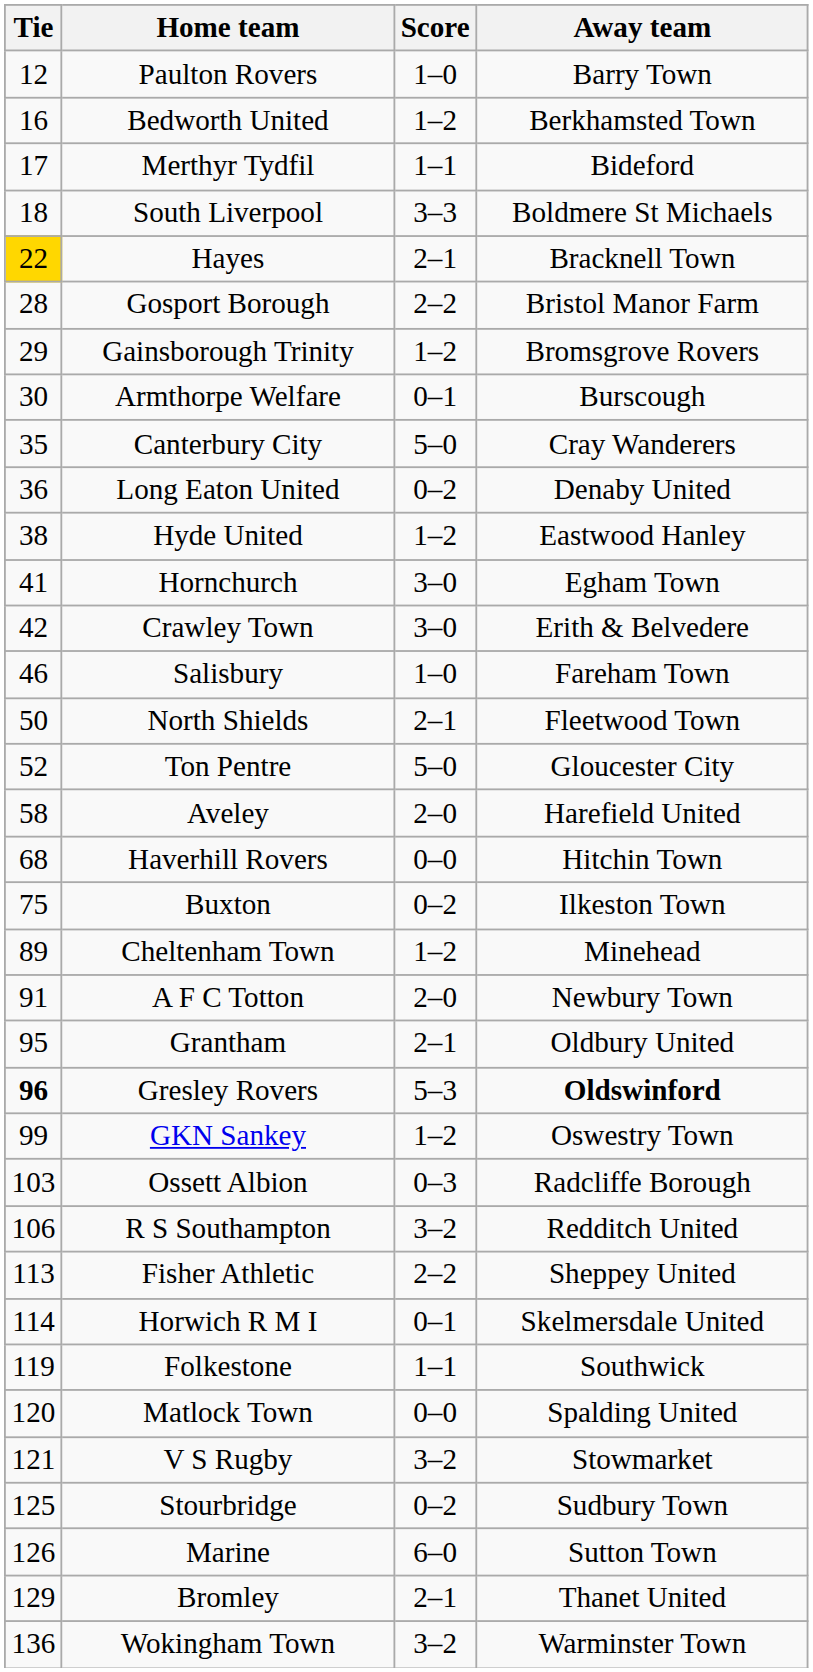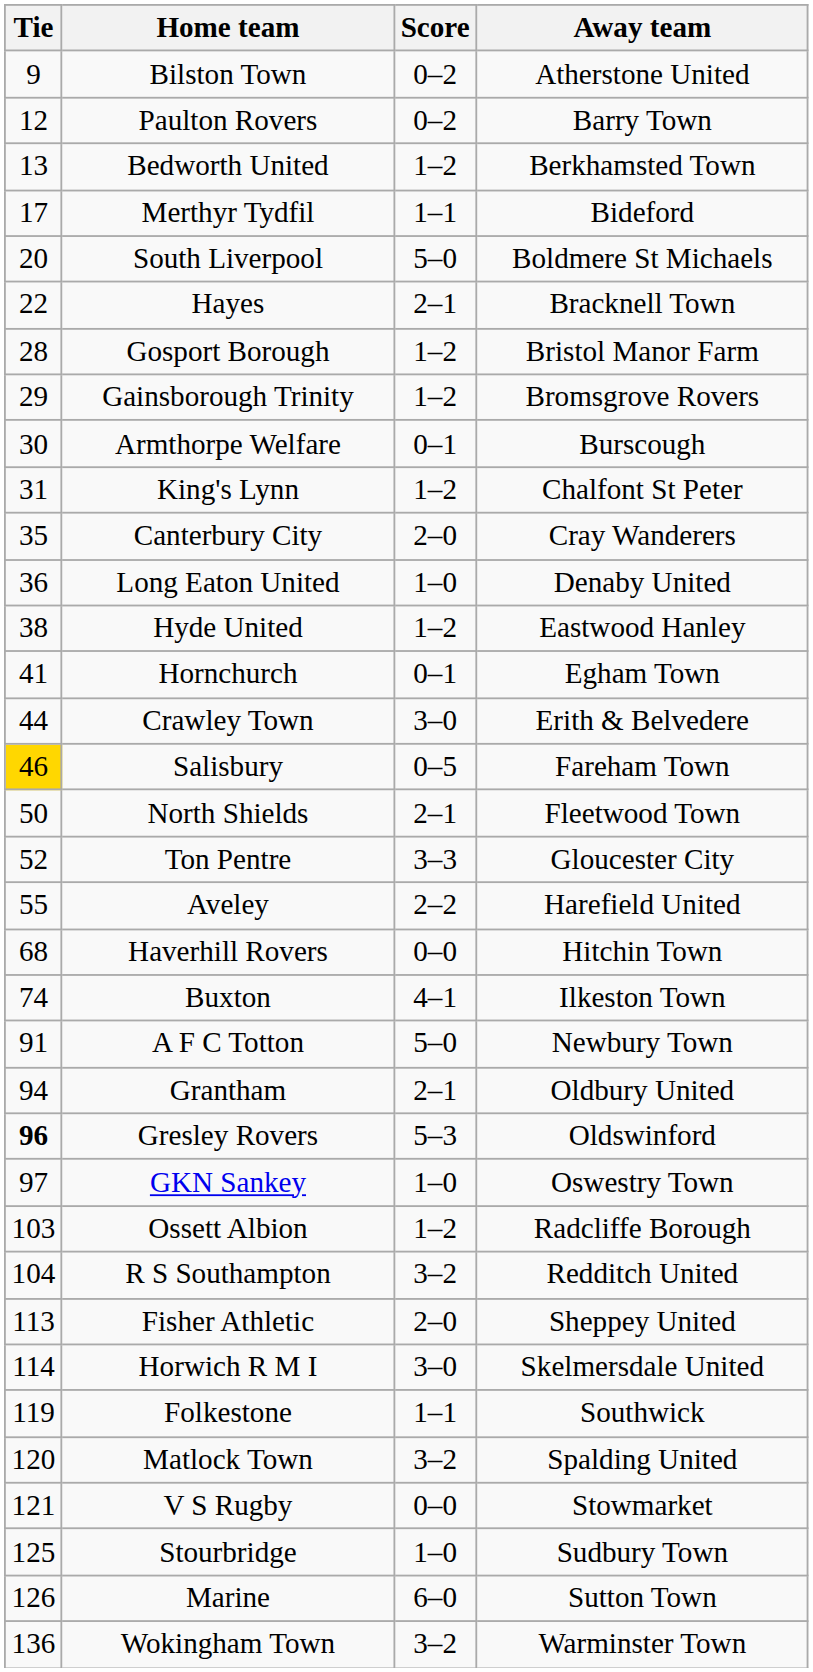+ row: (228, 73)
(435, 73) 1–0 -> (435, 119) 0–2
(33, 119) 16 -> (33, 166) 13
(33, 212) 18 -> (33, 258) 20
(435, 212) 3–3 -> (435, 258) 5–0
(33, 258) gold background -> (33, 304) no background
(435, 304) 2–2 -> (435, 350) 1–2
+ row: (228, 489)
(435, 443) 5–0 -> (435, 535) 2–0
(435, 489) 0–2 -> (435, 581) 1–0
(435, 581) 3–0 -> (435, 674) 0–1
(33, 627) 42 -> (33, 720) 44
(33, 674) no background -> (33, 766) gold background
(435, 674) 1–0 -> (435, 766) 0–5
(435, 766) 5–0 -> (435, 858) 3–3
(33, 812) 58 -> (33, 905) 55
(435, 812) 2–0 -> (435, 905) 2–2
(33, 905) 75 -> (33, 997) 74
(435, 905) 0–2 -> (435, 997) 4–1
- row: (228, 951)
(435, 997) 2–0 -> (435, 1043) 5–0
(33, 1043) 95 -> (33, 1089) 94
(642, 1089) bold -> (642, 1135) normal
(33, 1135) 99 -> (33, 1182) 97
(435, 1135) 1–2 -> (435, 1182) 1–0
(435, 1182) 0–3 -> (435, 1228) 1–2
(33, 1228) 106 -> (33, 1274) 104
(435, 1274) 2–2 -> (435, 1320) 2–0
(435, 1320) 0–1 -> (435, 1366) 3–0
(435, 1413) 0–0 -> (435, 1459) 3–2
(435, 1459) 3–2 -> (435, 1505) 0–0
(435, 1505) 0–2 -> (435, 1551) 1–0
- row: (228, 1597)
